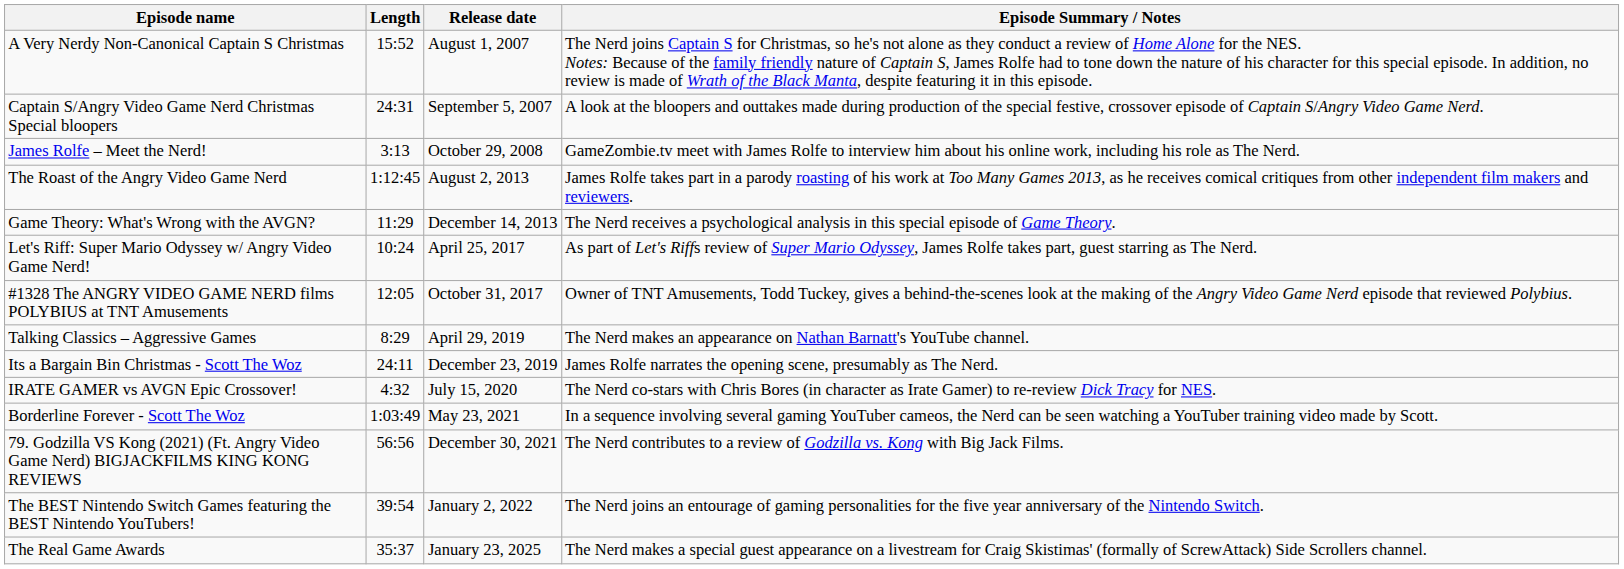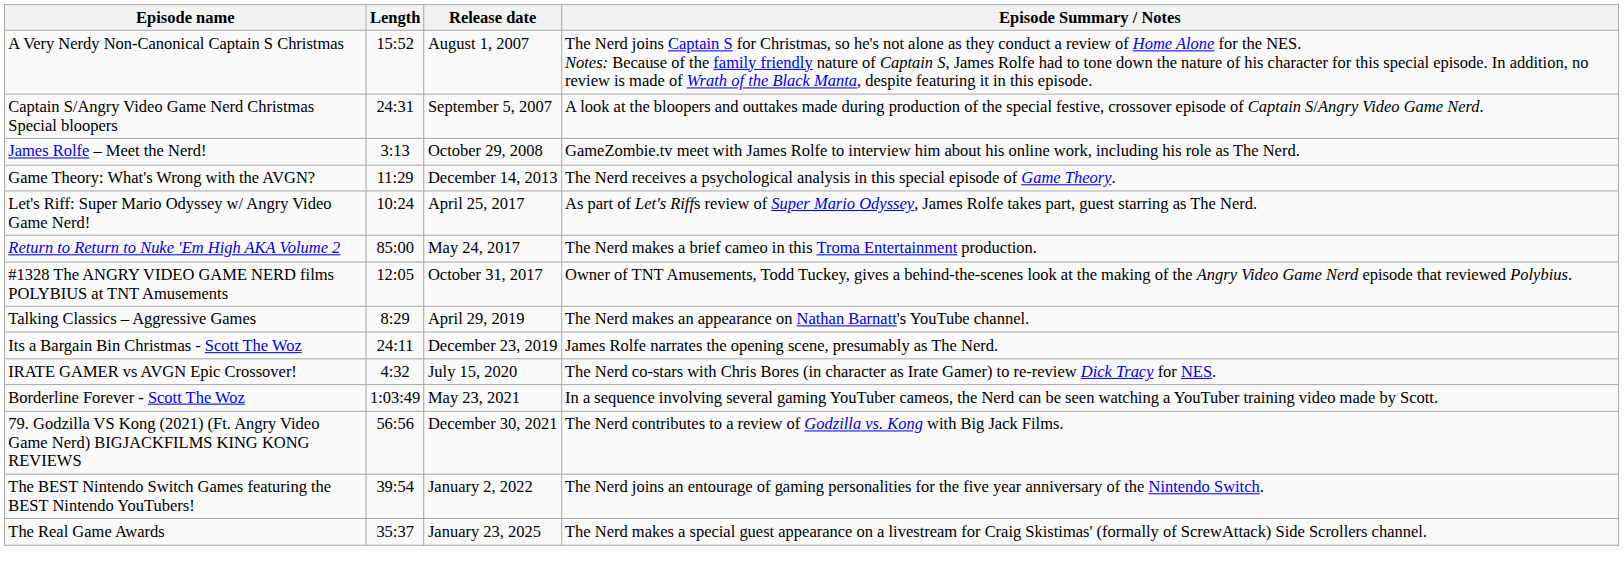- row: (147, 177)
+ row: (174, 248)
